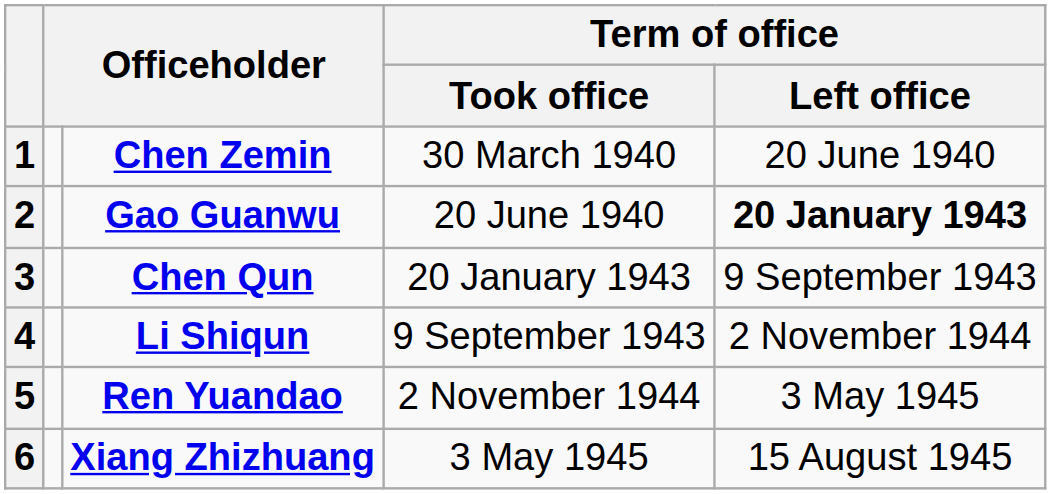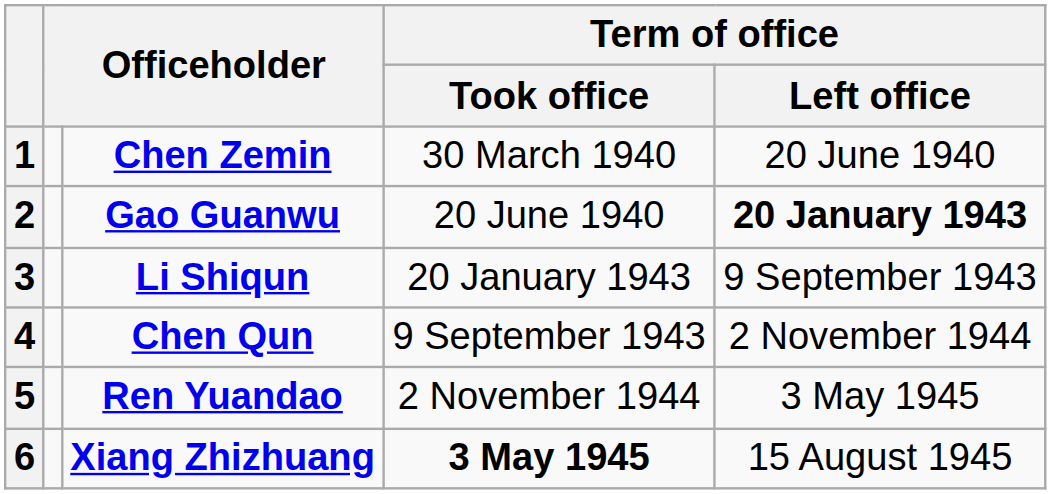(223, 276) Chen Qun -> (223, 276) Li Shiqun
(223, 336) Li Shiqun -> (223, 336) Chen Qun
(549, 457) normal -> (549, 457) bold
